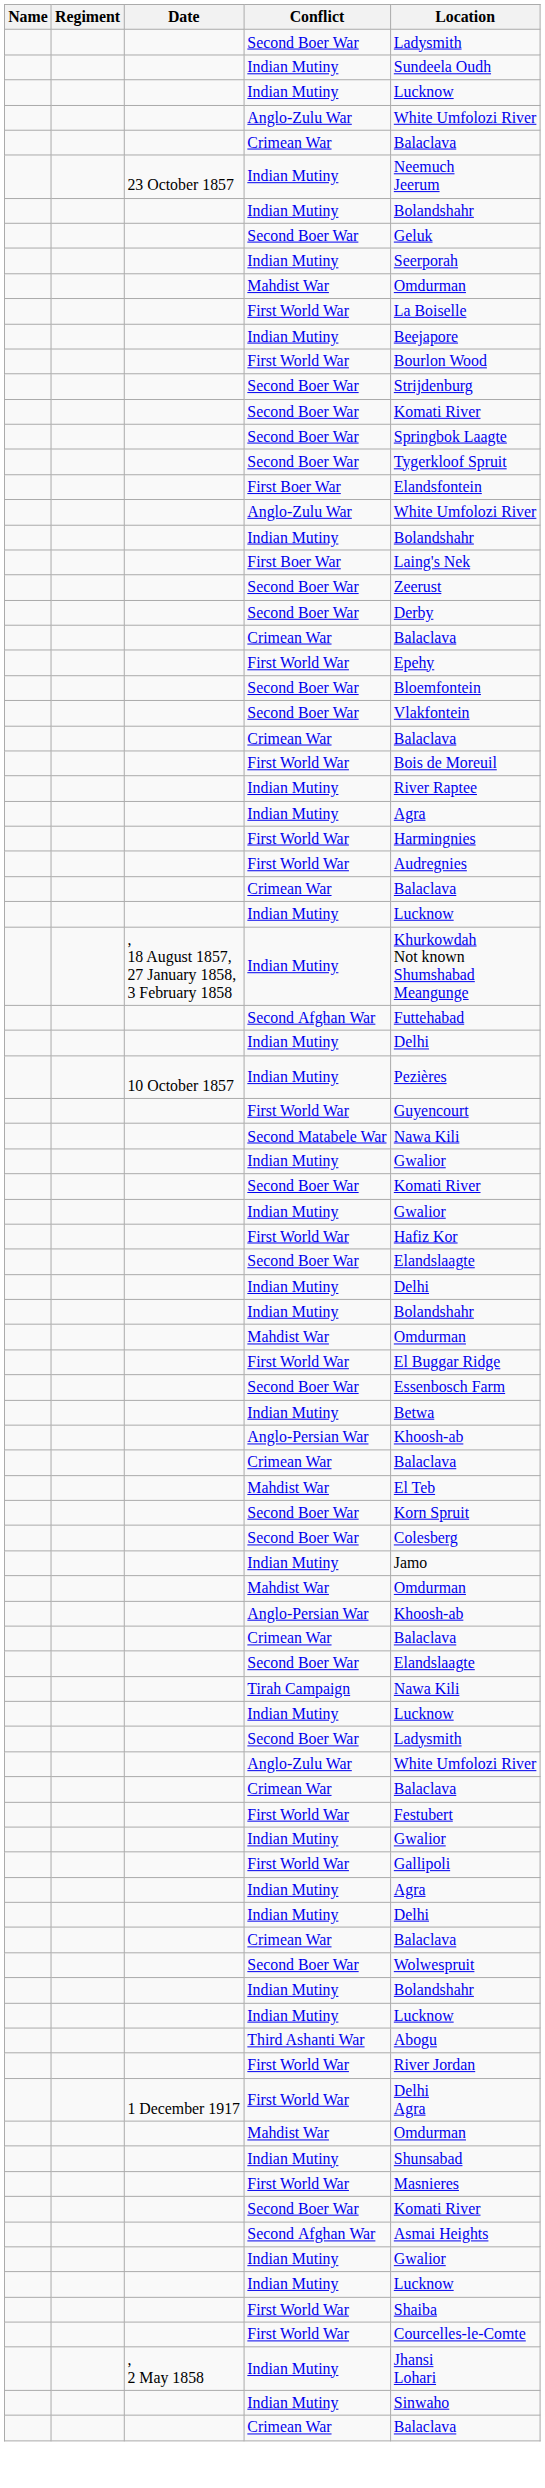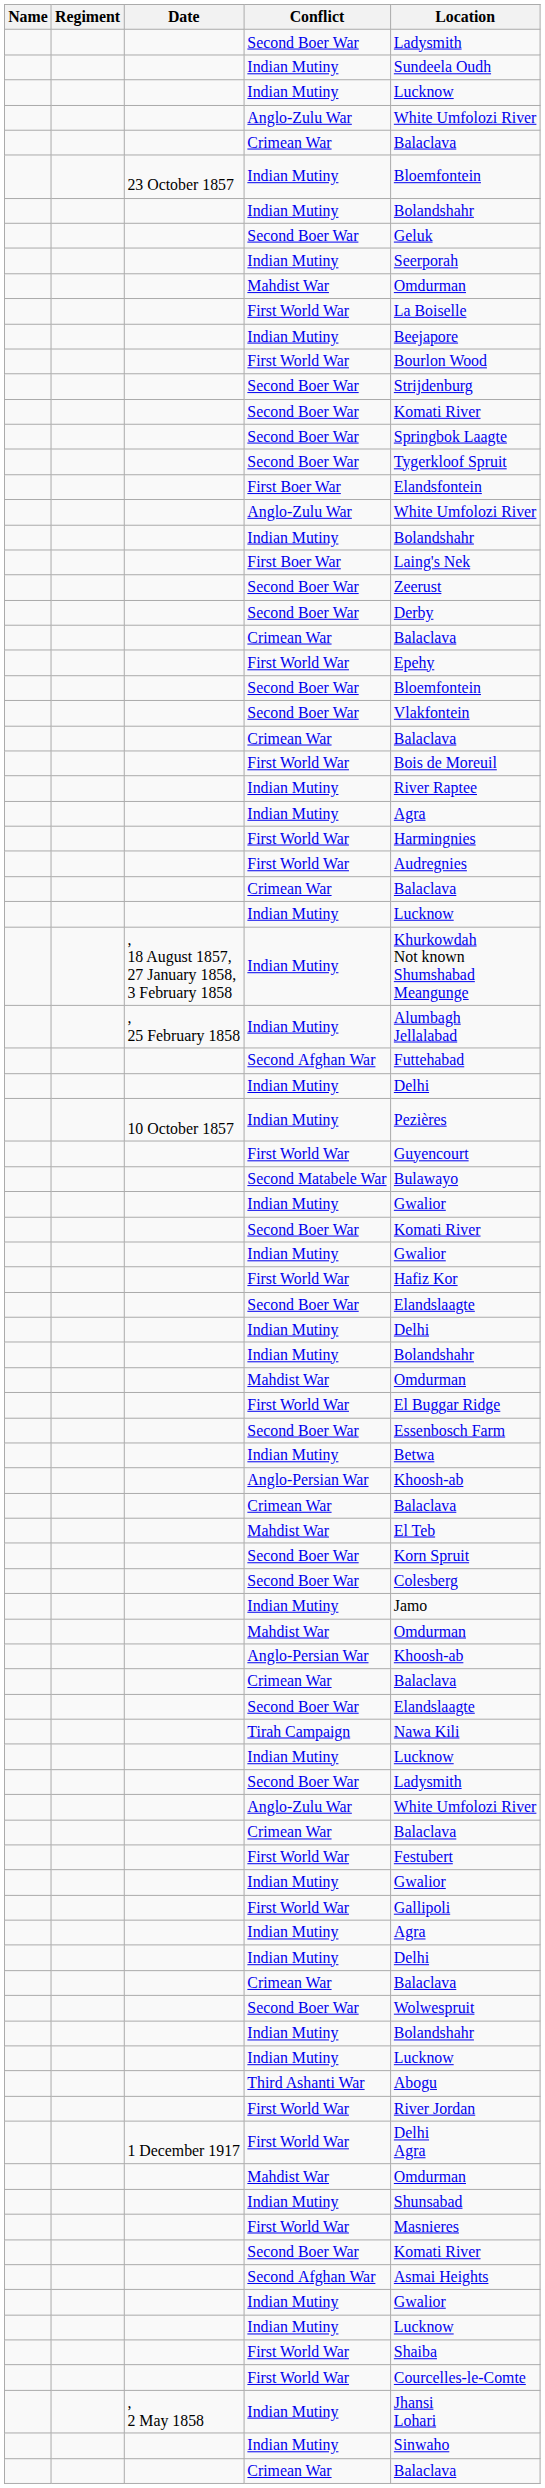(424, 176) Neemuch Jeerum -> (437, 176) Bloemfontein
+ row: (184, 1026)
(427, 1136) Nawa Kili -> (426, 1179) Bulawayo
